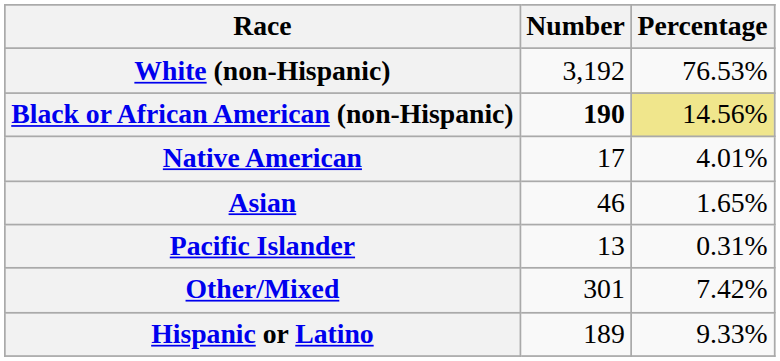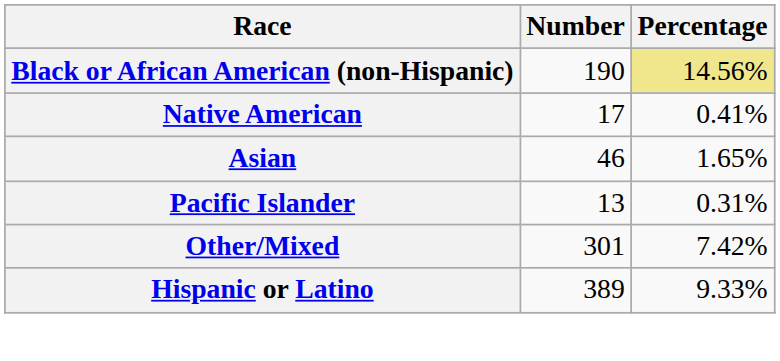- row: (262, 70)
(604, 114) bold -> (604, 70) normal
(732, 158) 4.01% -> (732, 114) 0.41%
(604, 333) 189 -> (604, 289) 389
